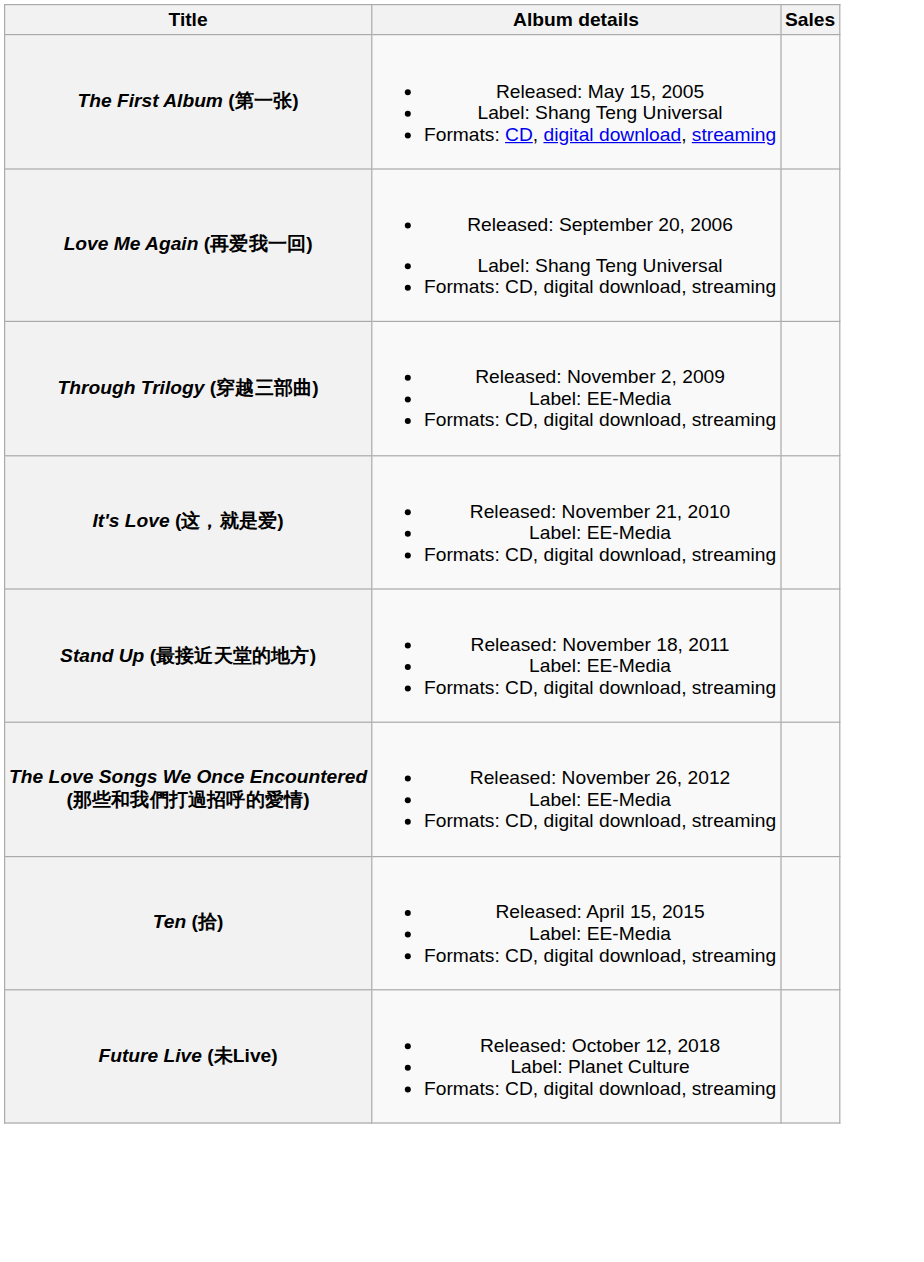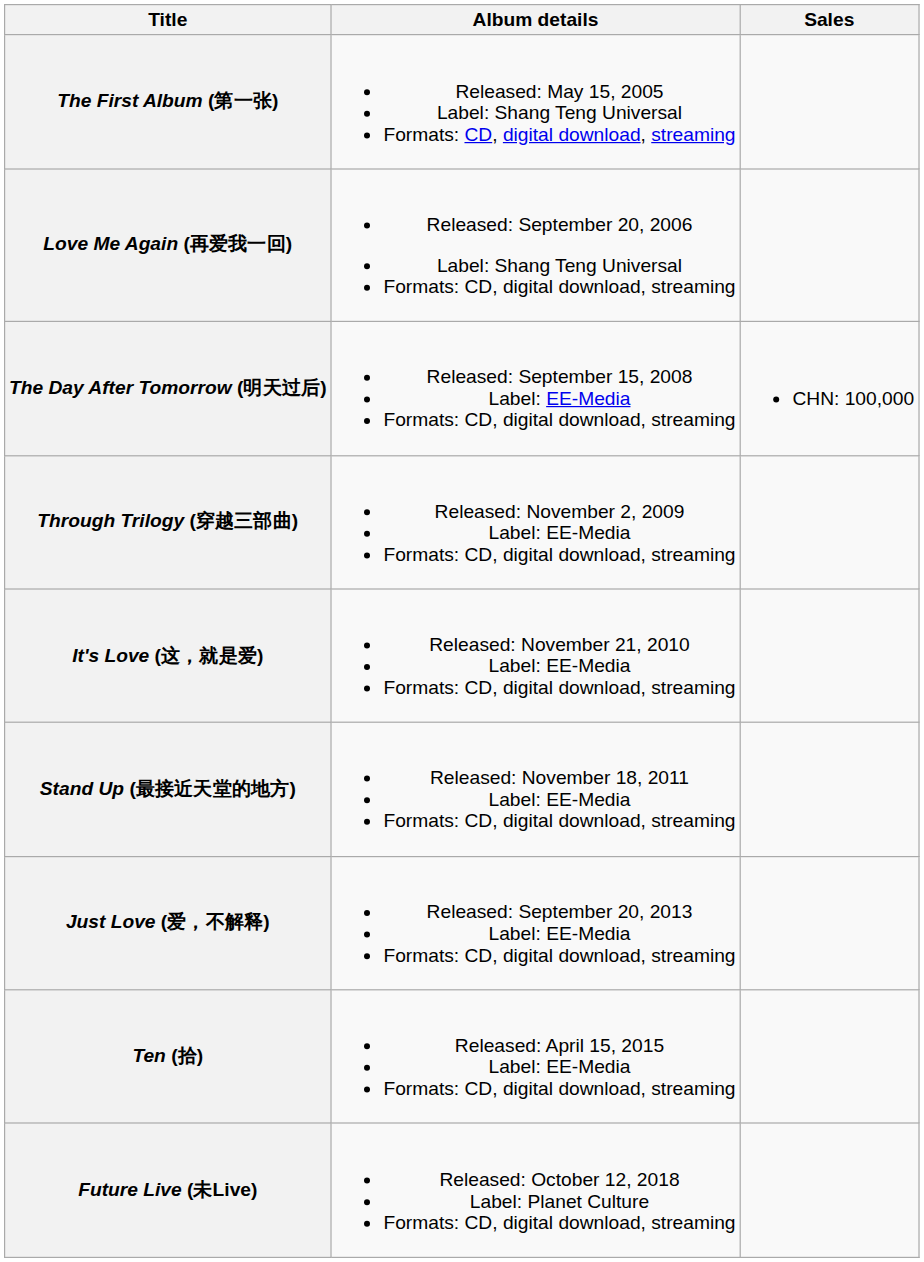+ row: (168, 387)
- row: (188, 788)
+ row: (168, 922)
